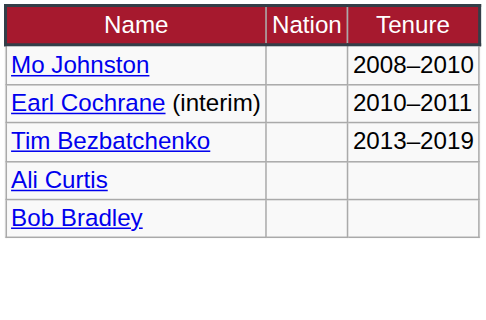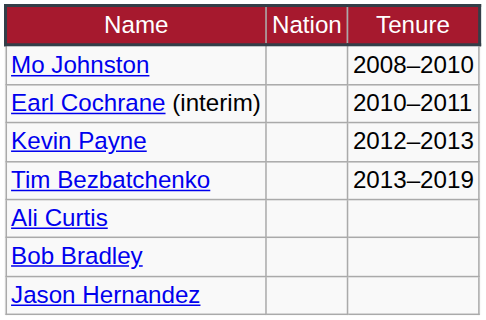+ row: (79, 141)
+ row: (106, 294)
